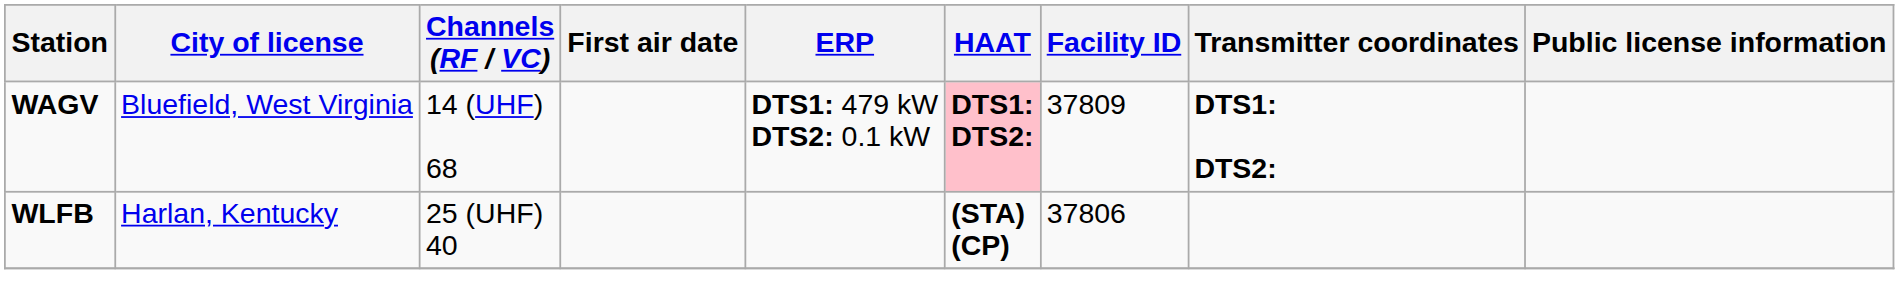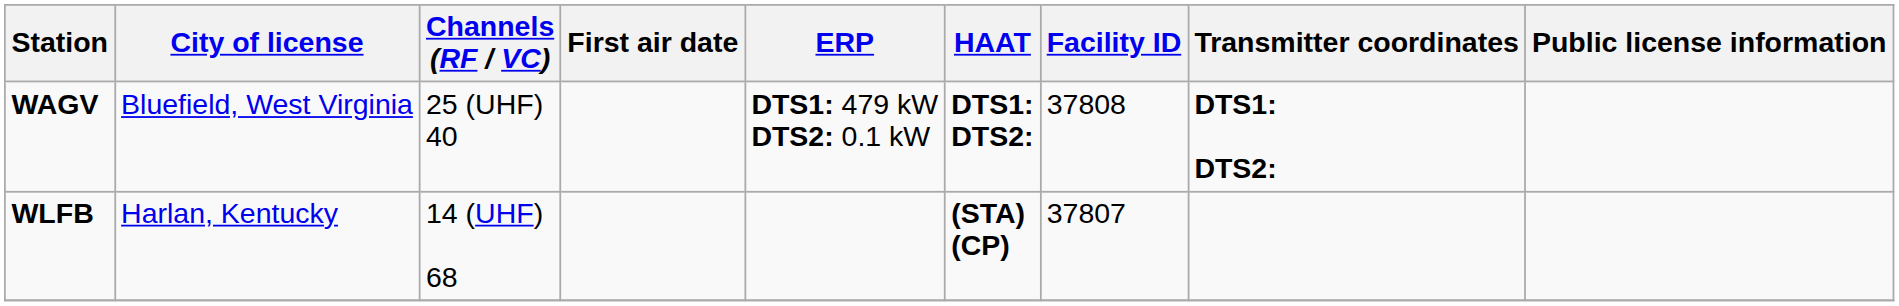(485, 136) 14 (UHF) 68 -> (485, 120) 25 (UHF) 40
(992, 120) pink background -> (992, 120) no background
(1086, 104) 37809 -> (1086, 104) 37808
(485, 229) 25 (UHF) 40 -> (485, 245) 14 (UHF) 68
(1086, 213) 37806 -> (1086, 213) 37807
